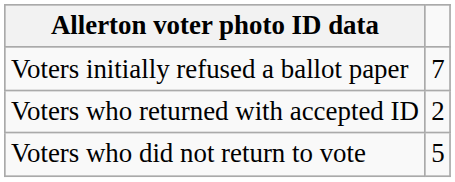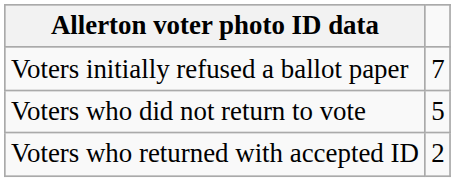rows swapped: (215, 111) <-> (188, 153)
